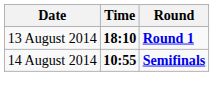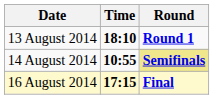(174, 60) no background -> (174, 60) khaki background
+ row: (52, 82)
